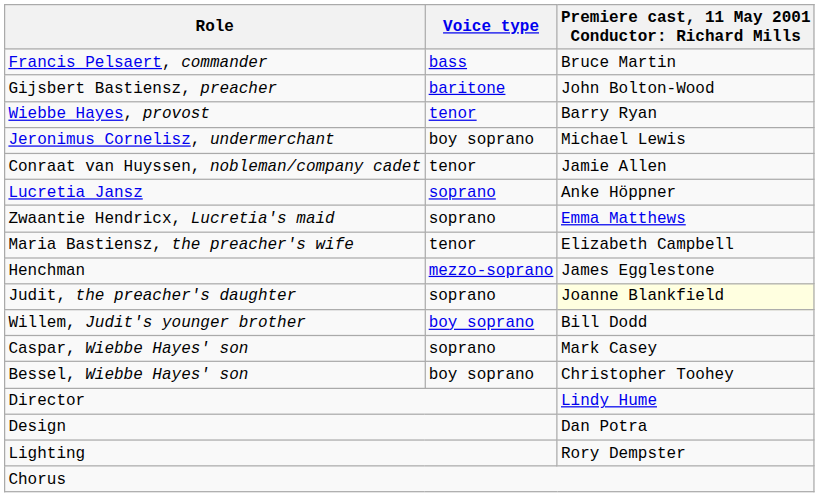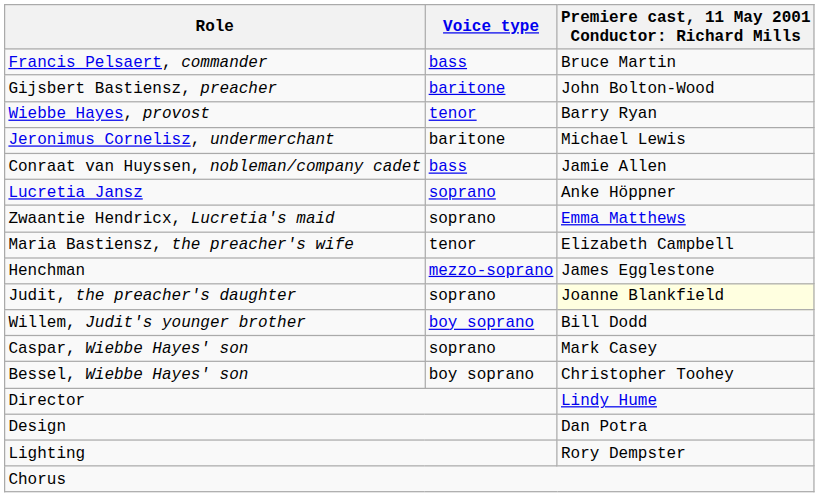(481, 140) boy soprano -> (467, 140) baritone
(453, 166) tenor -> (448, 166) bass
